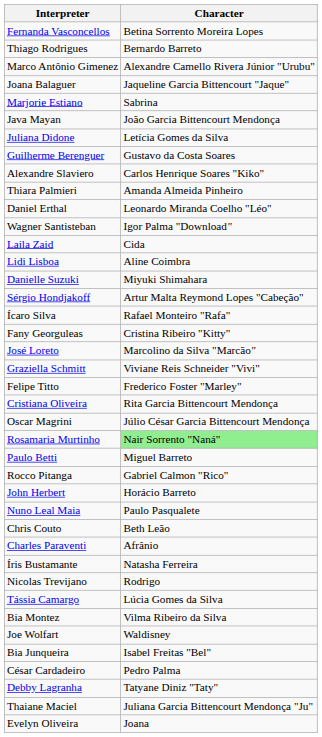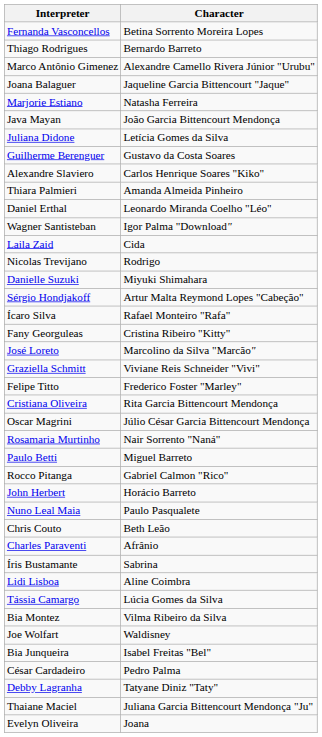(141, 102) Sabrina -> (161, 102) Natasha Ferreira
rows swapped: (33, 262) <-> (47, 581)
(172, 439) lightgreen background -> (172, 439) no background
(161, 564) Natasha Ferreira -> (141, 564) Sabrina
